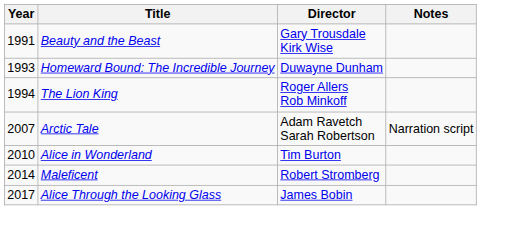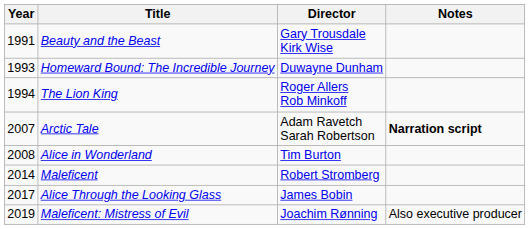(431, 128) normal -> (435, 128) bold
(21, 155) 2010 -> (21, 155) 2008
+ row: (115, 214)
